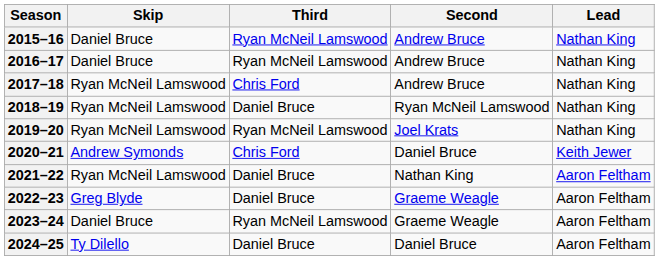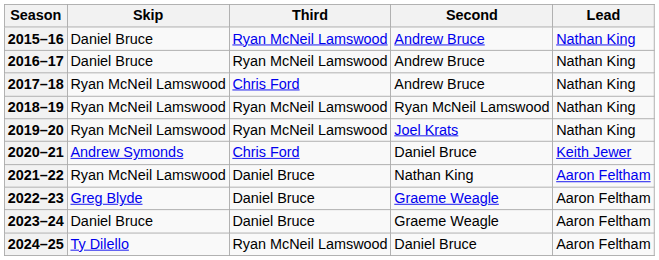(274, 107) Daniel Bruce -> (310, 107) Ryan McNeil Lamswood
(310, 221) Ryan McNeil Lamswood -> (274, 221) Daniel Bruce
(274, 244) Daniel Bruce -> (310, 244) Ryan McNeil Lamswood
